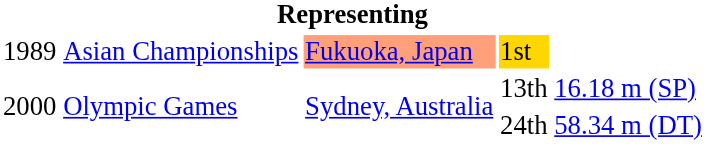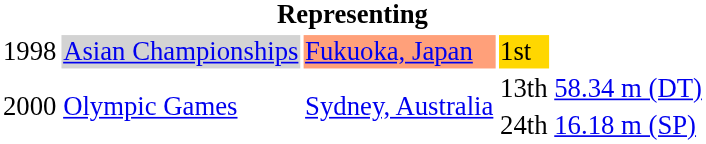(30, 51) 1989 -> (30, 51) 1998
(181, 51) no background -> (181, 51) lightgrey background
(625, 88) 16.18 m (SP) -> (628, 88) 58.34 m (DT)
(628, 124) 58.34 m (DT) -> (625, 124) 16.18 m (SP)
